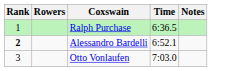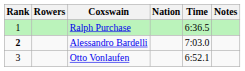+ column: (166, 12)
(164, 43) 6:52.1 -> (197, 43) 7:03.0
(164, 58) 7:03.0 -> (197, 58) 6:52.1
